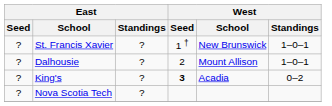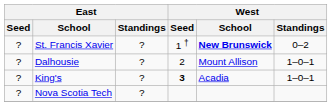(232, 45) normal -> (235, 45) bold
(295, 45) 1–0–1 -> (300, 45) 0–2
(295, 77) 0–2 -> (300, 77) 1–0–1
